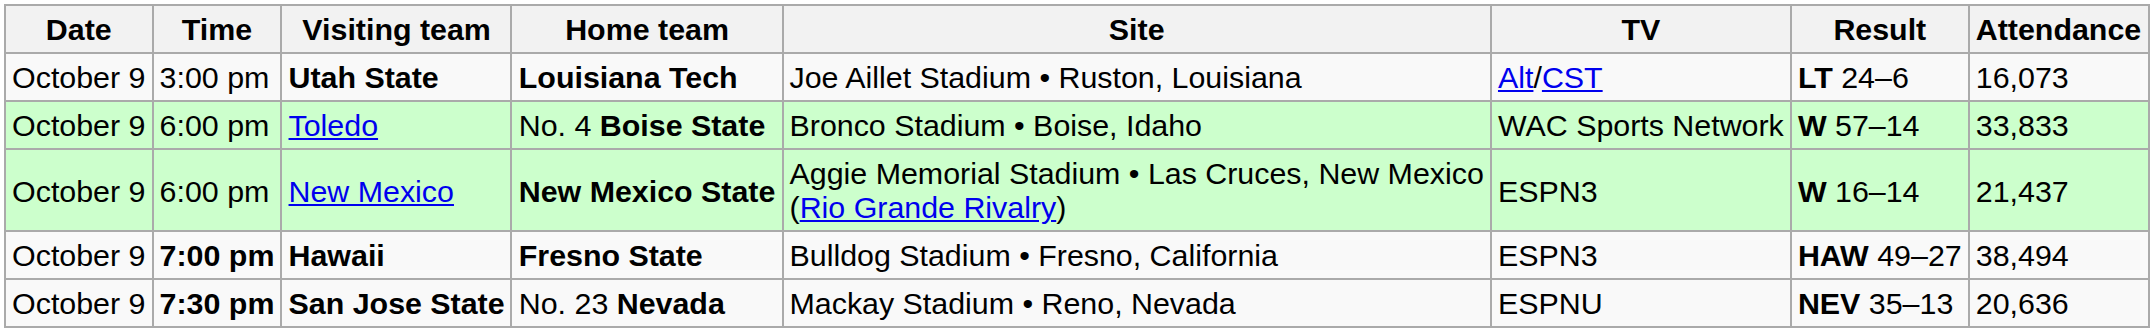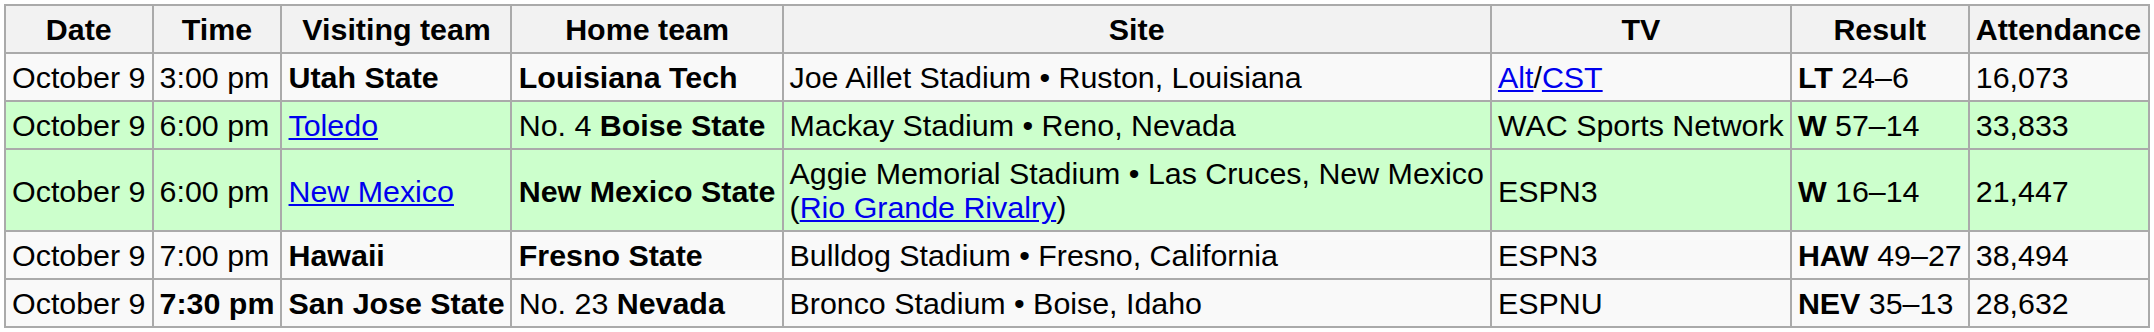(996, 126) Bronco Stadium • Boise, Idaho -> (1013, 126) Mackay Stadium • Reno, Nevada
(2022, 191) 21,437 -> (2022, 191) 21,447
(217, 256) bold -> (214, 256) normal
(1013, 304) Mackay Stadium • Reno, Nevada -> (996, 304) Bronco Stadium • Boise, Idaho
(2022, 304) 20,636 -> (2022, 304) 28,632
